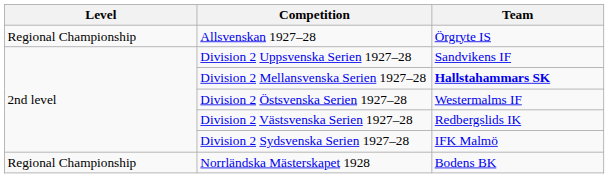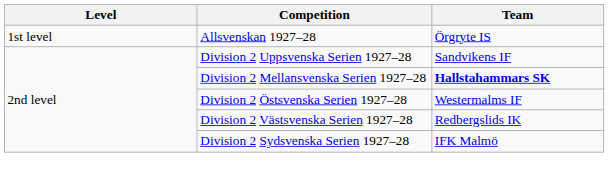(72, 36) Regional Championship -> (30, 36) 1st level
- row: (285, 162)
